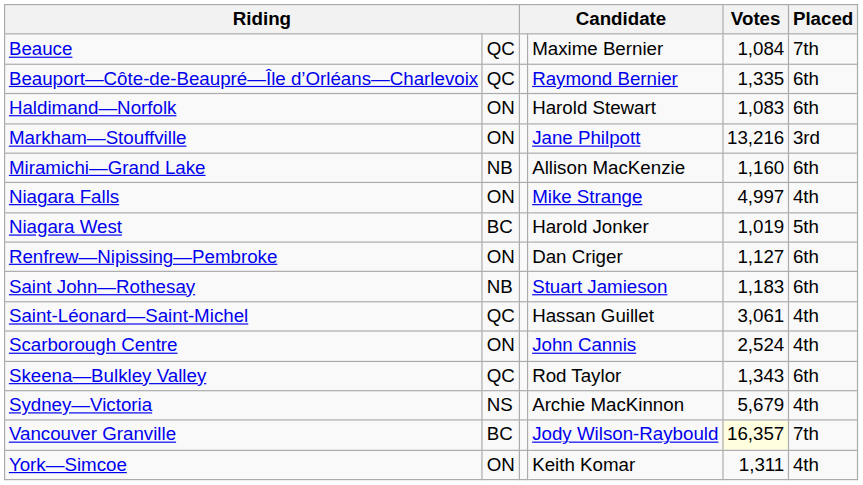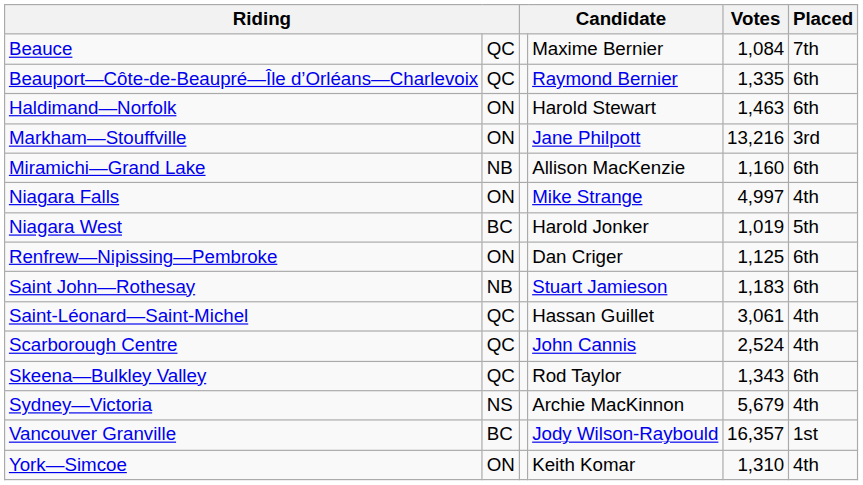(761, 108) 1,083 -> (761, 108) 1,463
(761, 256) 1,127 -> (761, 256) 1,125
(501, 345) ON -> (501, 345) QC
(756, 434) lightyellow background -> (756, 434) no background
(806, 434) 7th -> (805, 434) 1st
(762, 464) 1,311 -> (761, 464) 1,310
